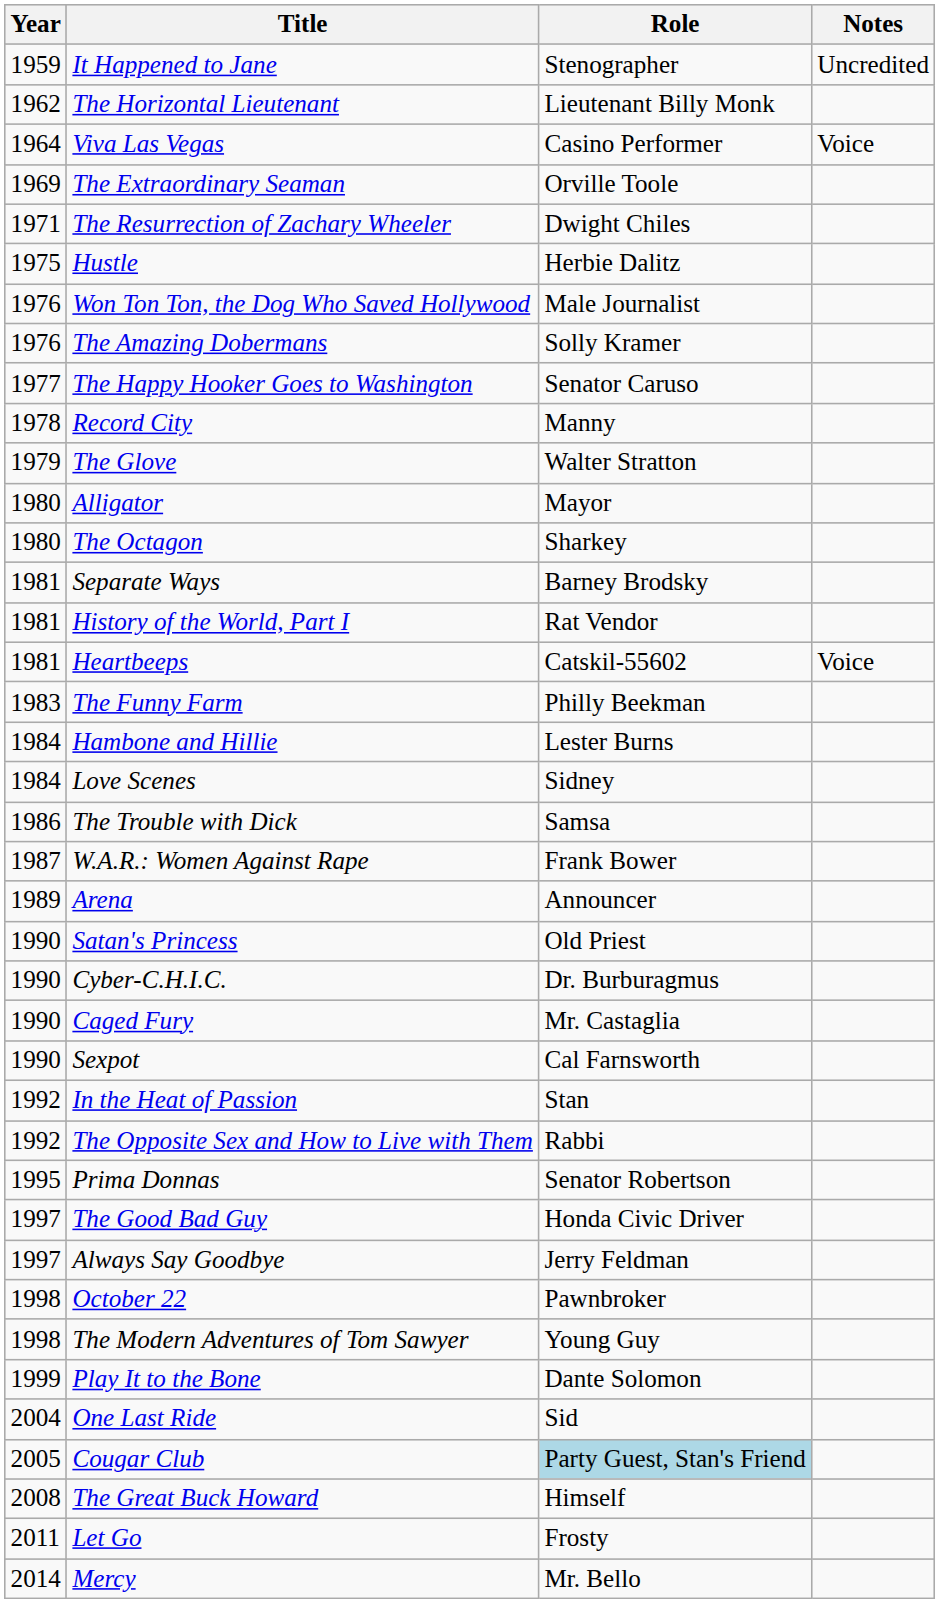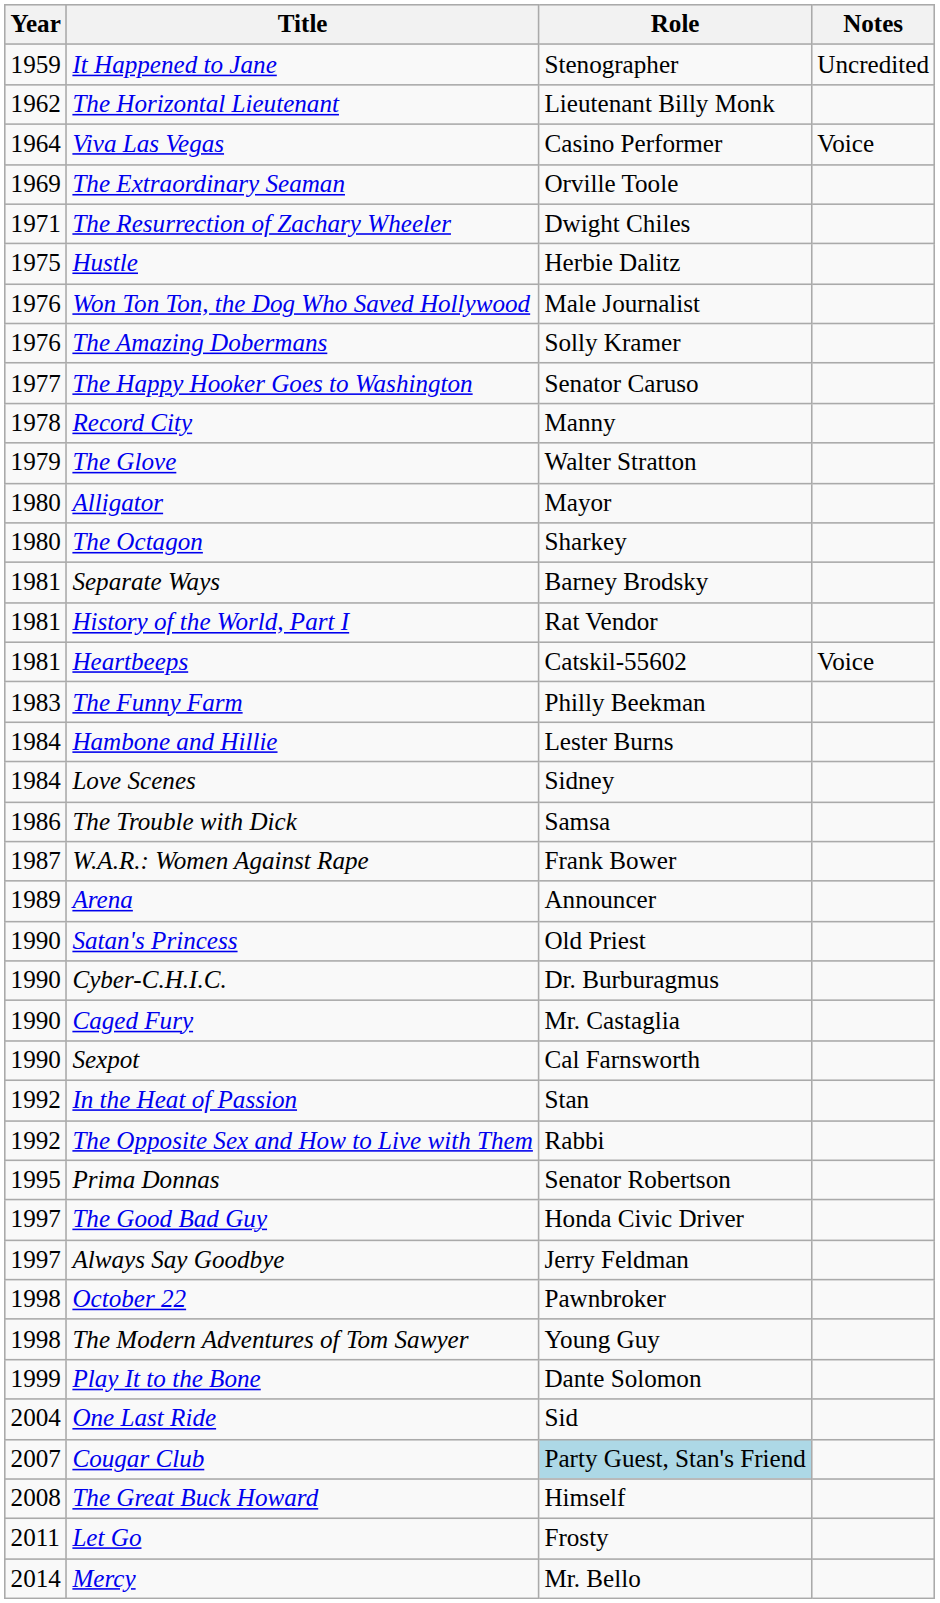(36, 1458) 2005 -> (36, 1458) 2007
